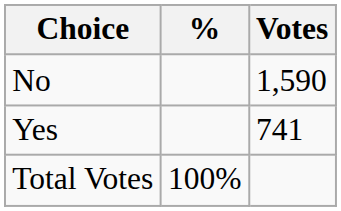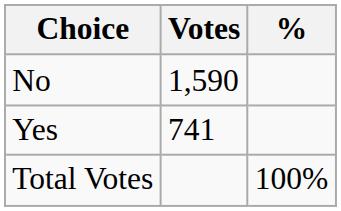columns swapped: (292, 29) <-> (205, 29)
